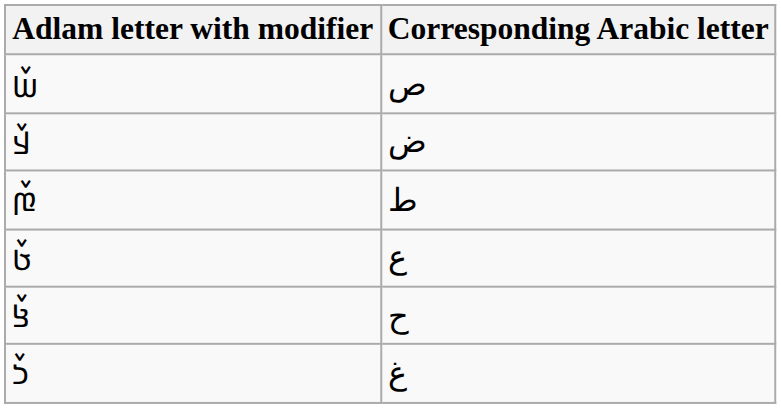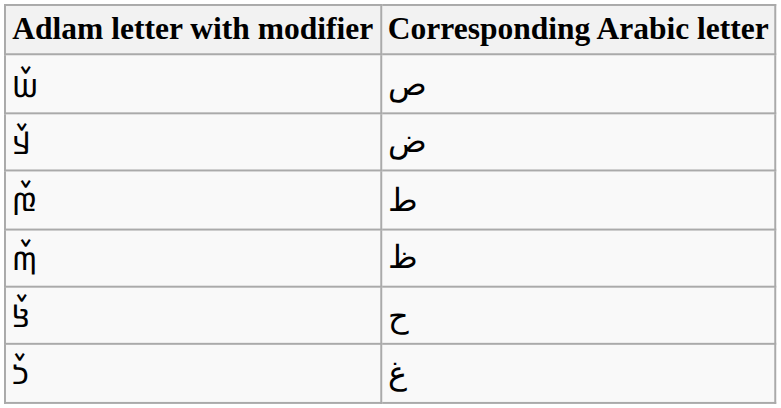+ row: (25, 258)
- row: (22, 258)
